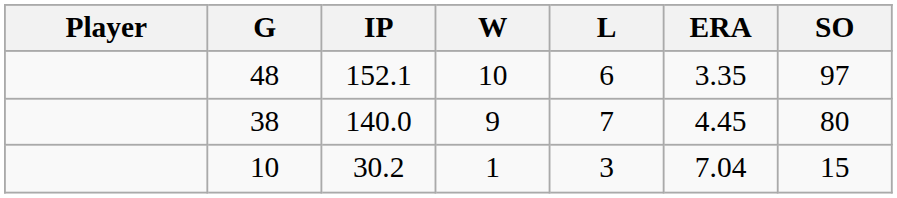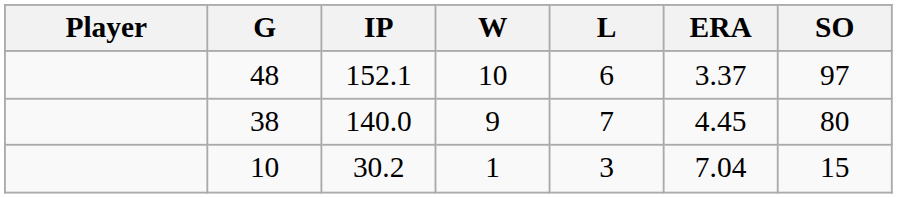(721, 74) 3.35 -> (721, 74) 3.37
